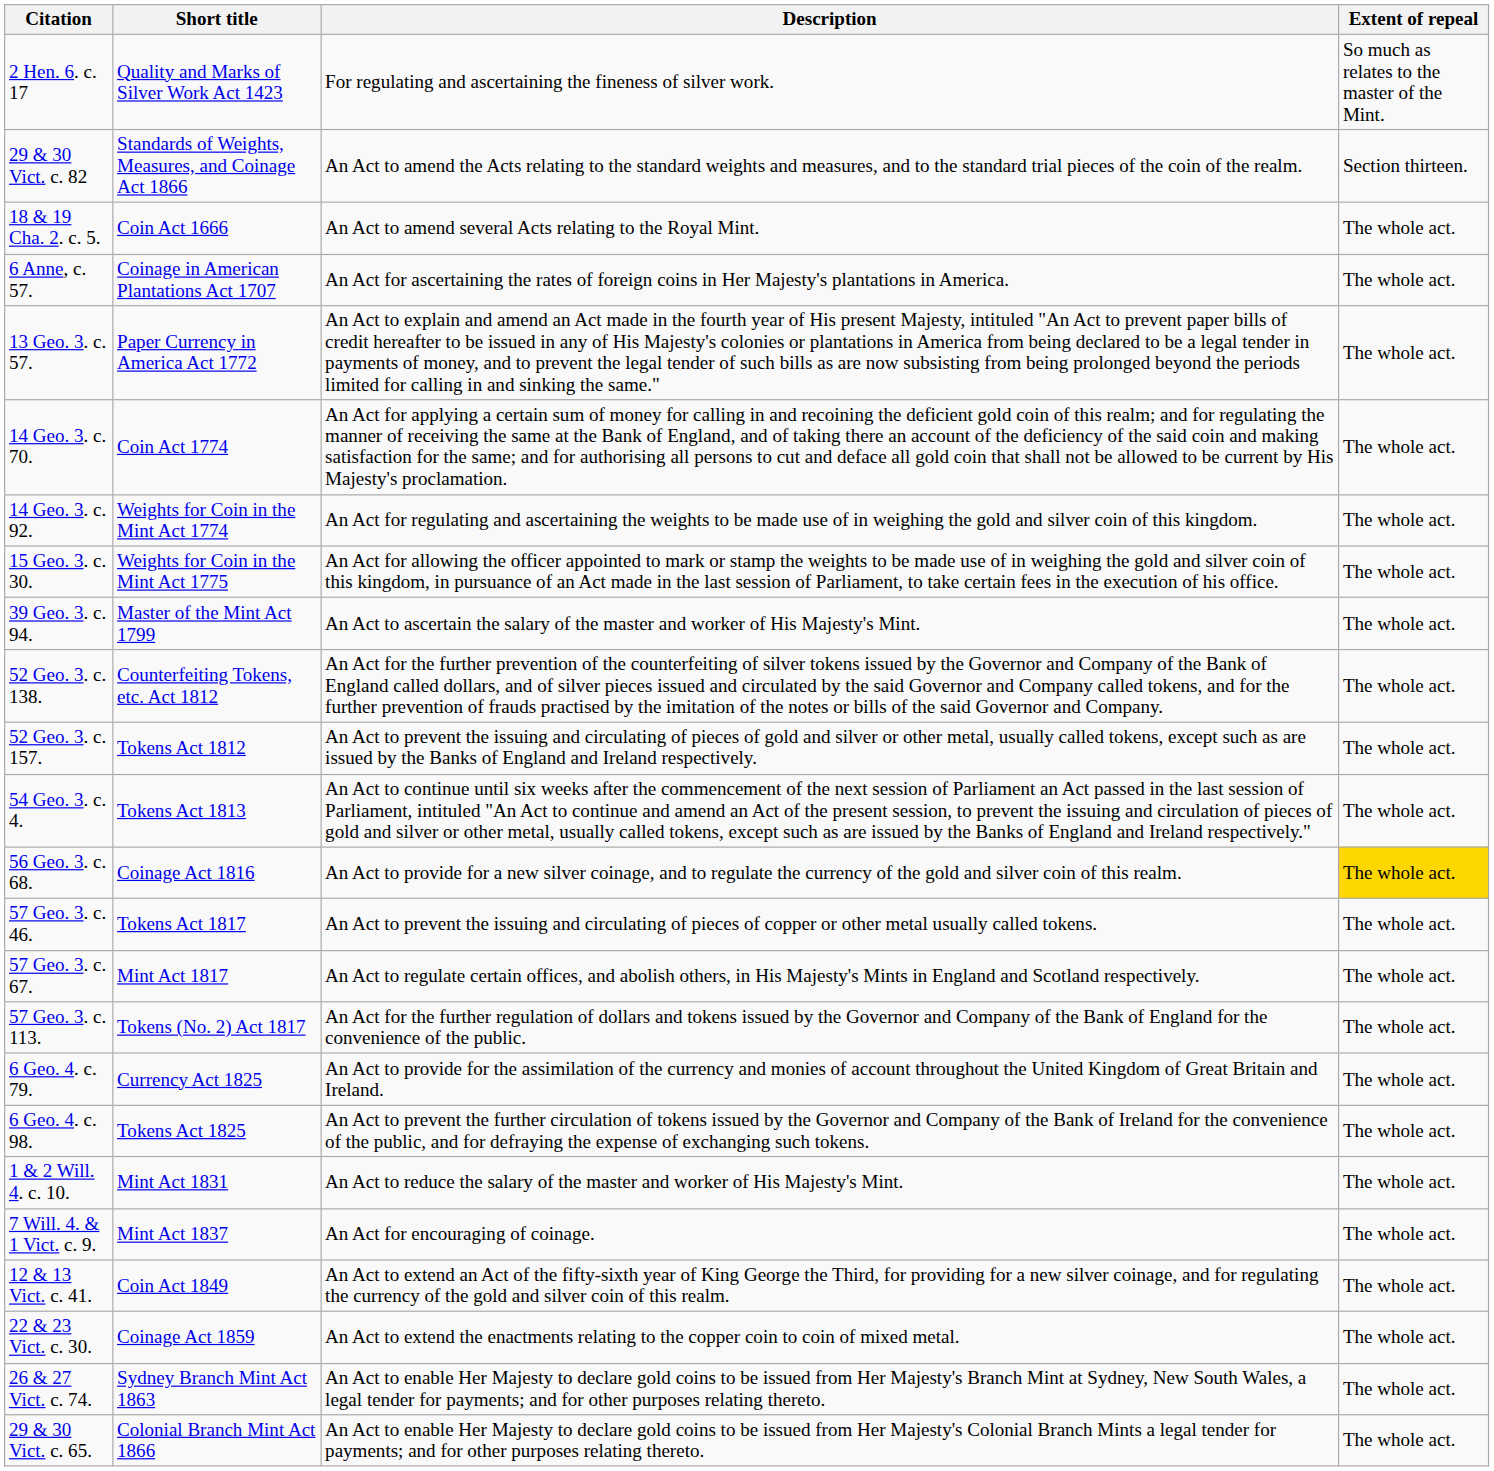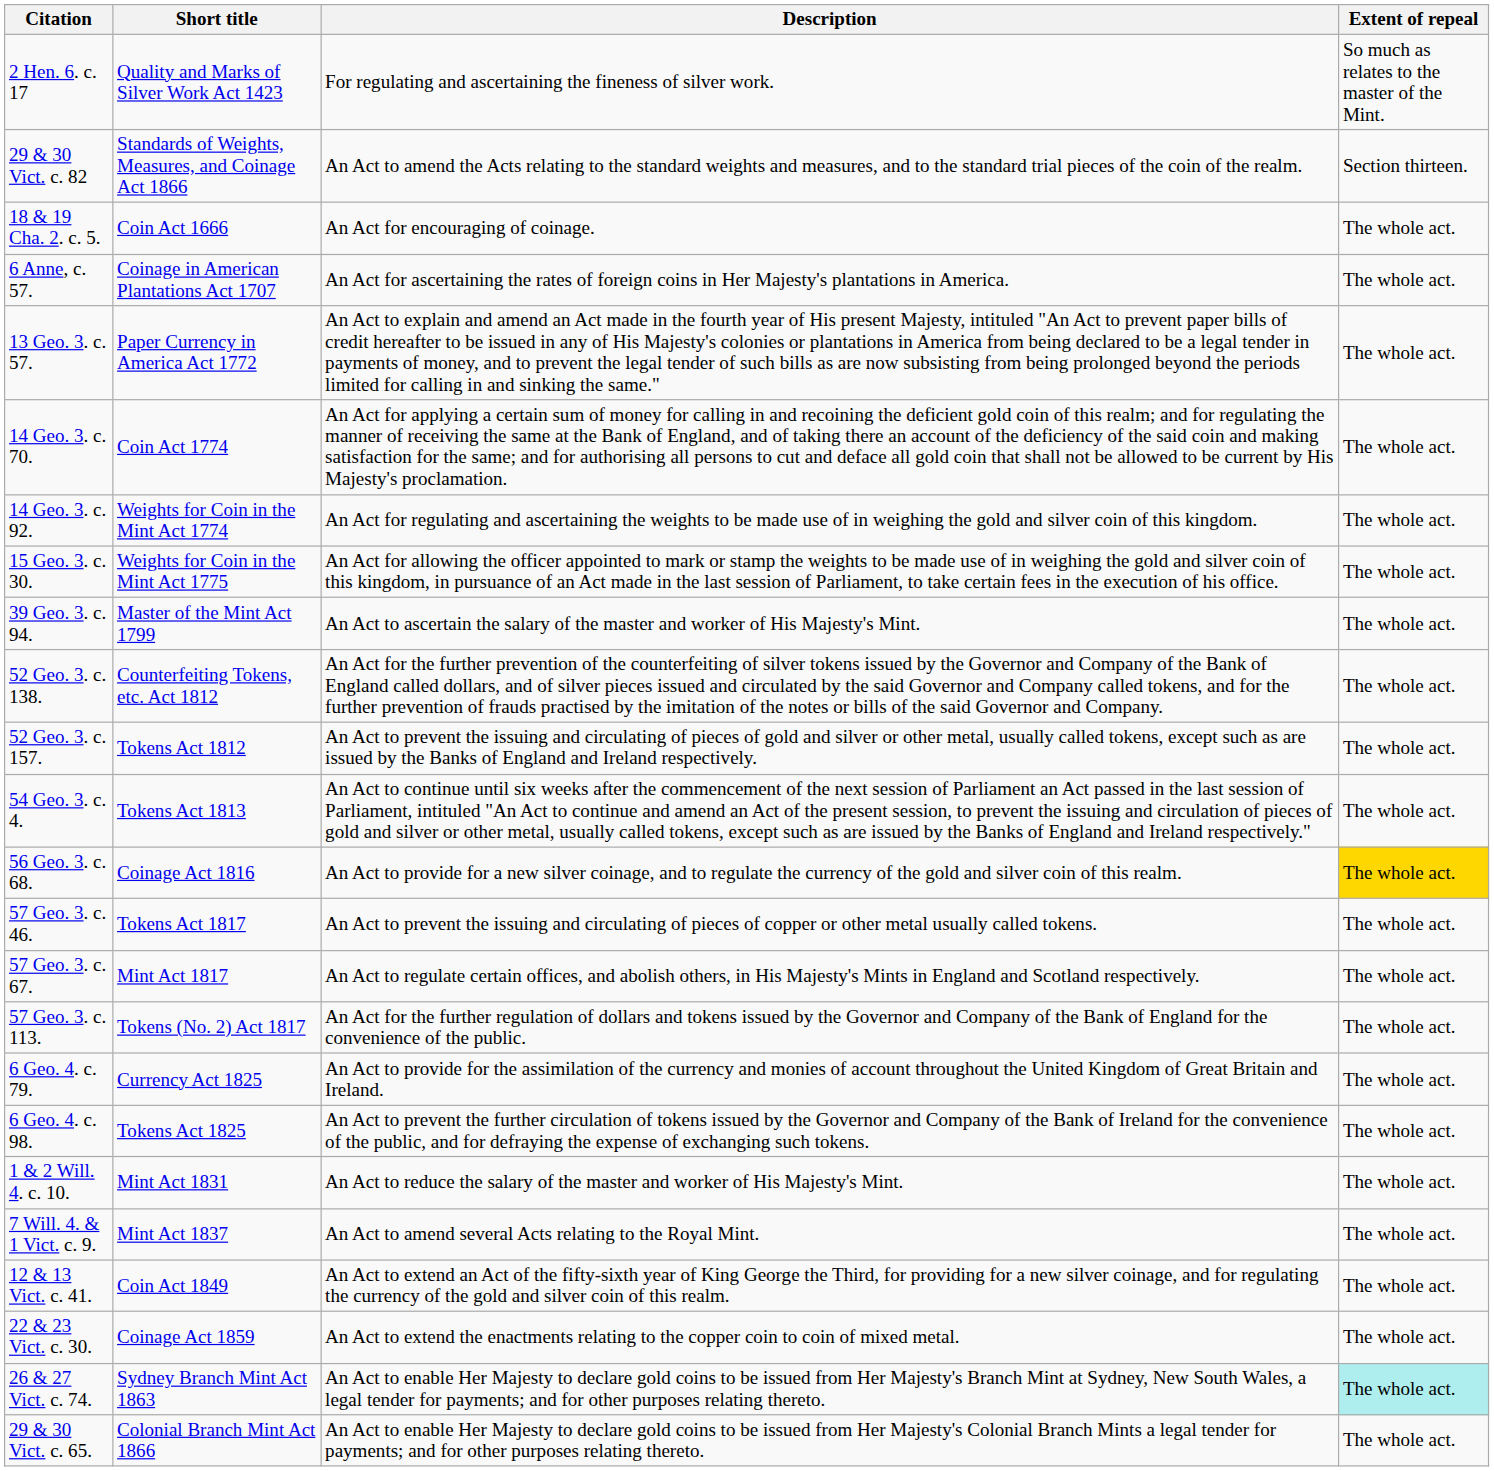(542, 227) An Act to amend several Acts relating to the Royal Mint. -> (460, 227) An Act for encouraging of coinage.
(460, 1233) An Act for encouraging of coinage. -> (542, 1233) An Act to amend several Acts relating to the Royal Mint.
(1399, 1388) no background -> (1399, 1388) paleturquoise background
